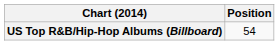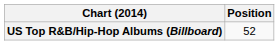(249, 31) 54 -> (249, 31) 52
